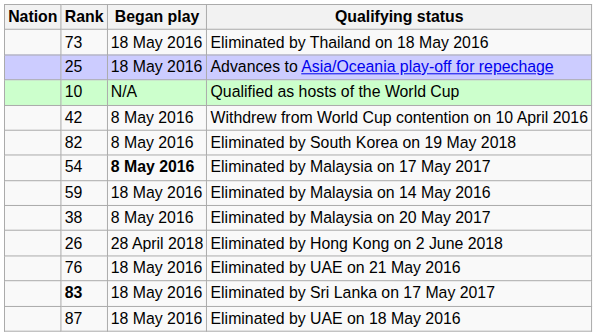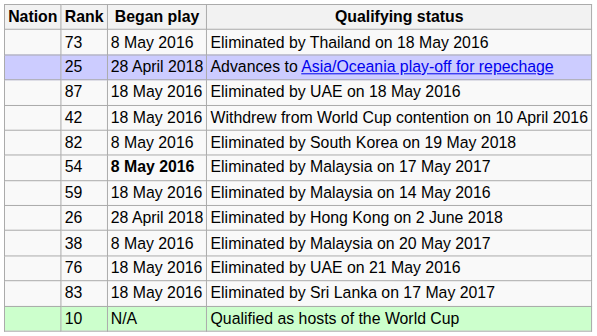(157, 42) 18 May 2016 -> (152, 42) 8 May 2016
(157, 67) 18 May 2016 -> (157, 67) 28 April 2018
rows swapped: (335, 92) <-> (336, 318)
(152, 117) 8 May 2016 -> (157, 117) 18 May 2016
rows swapped: (357, 243) <-> (351, 218)
(74, 293) bold -> (74, 293) normal
